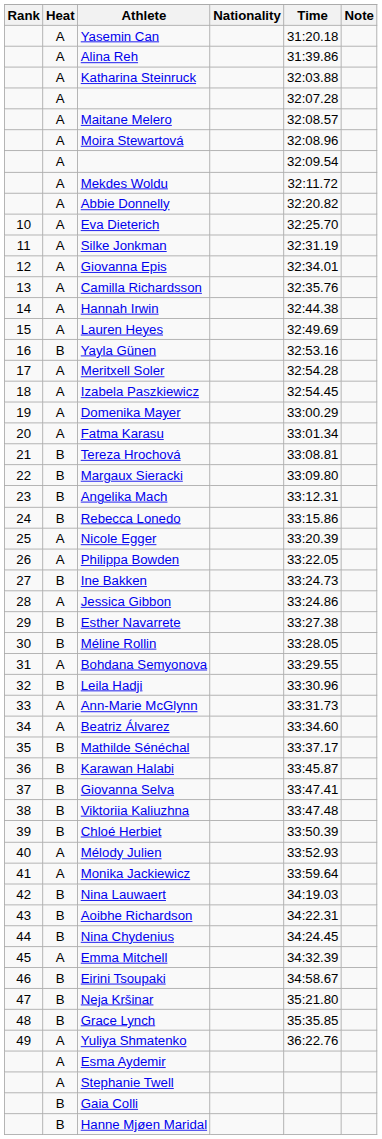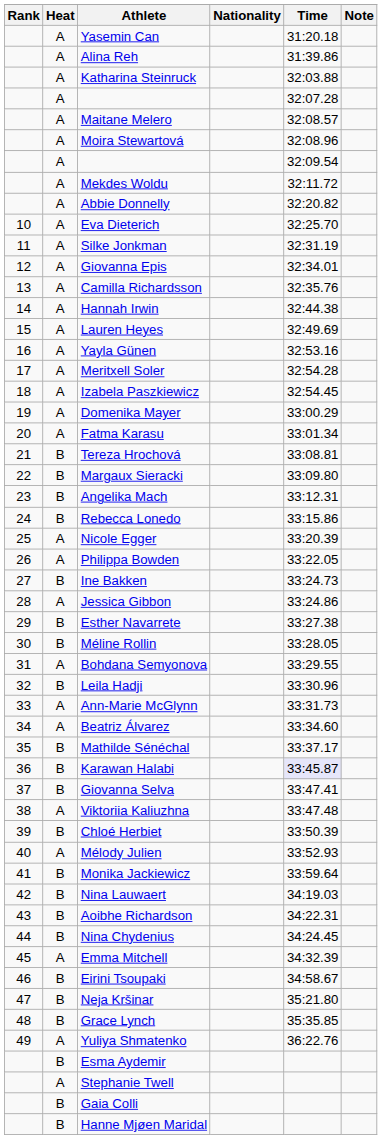(60, 350) B -> (60, 350) A
(313, 769) no background -> (313, 769) lavender background
(60, 811) B -> (60, 811) A
(60, 873) A -> (60, 873) B
(60, 1062) A -> (60, 1062) B
